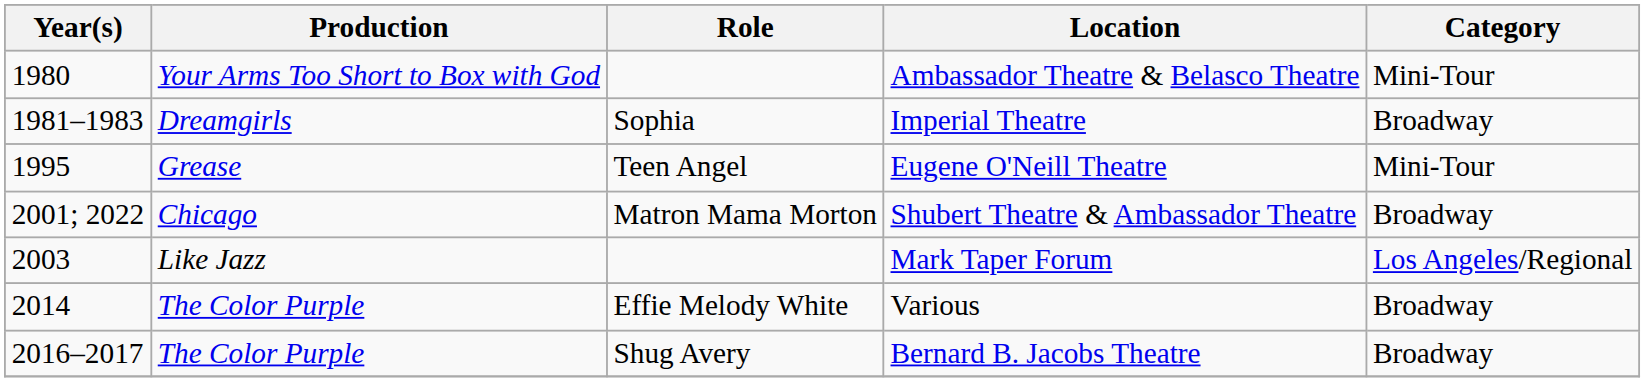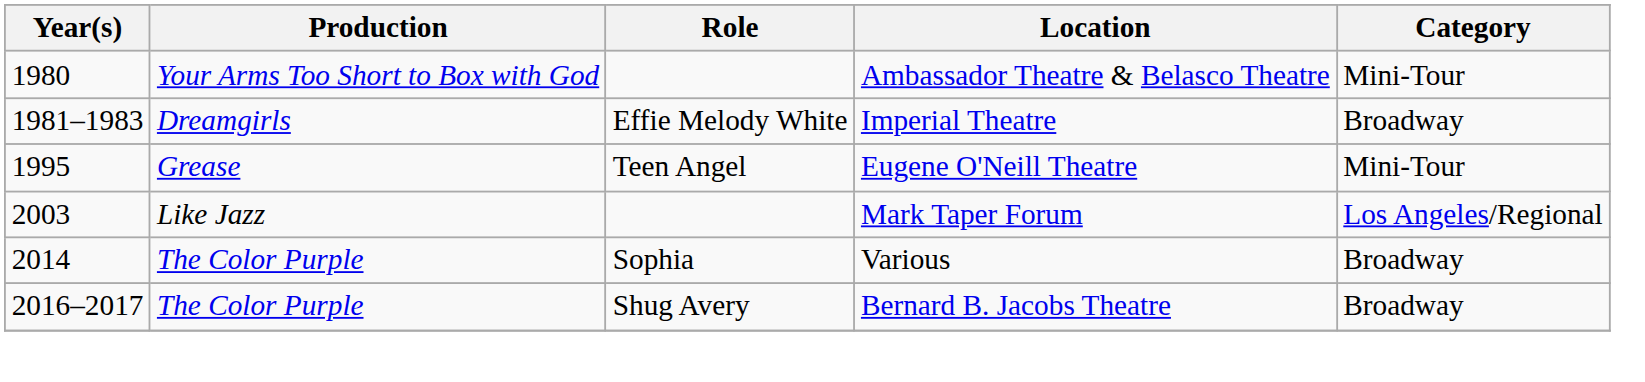(654, 120) Sophia -> (730, 120) Effie Melody White
- row: (1123, 213)
(731, 306) Effie Melody White -> (653, 259) Sophia
